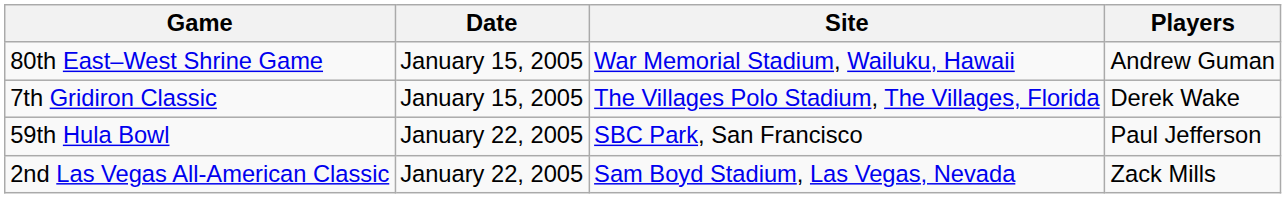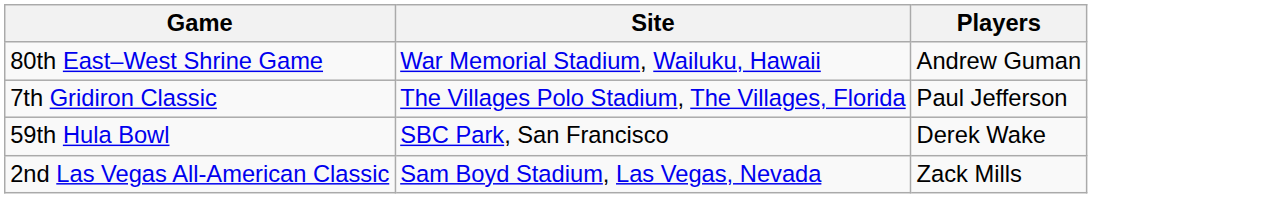- column: (492, 23)
(1175, 98) Derek Wake -> (992, 98) Paul Jefferson
(1186, 135) Paul Jefferson -> (981, 135) Derek Wake
